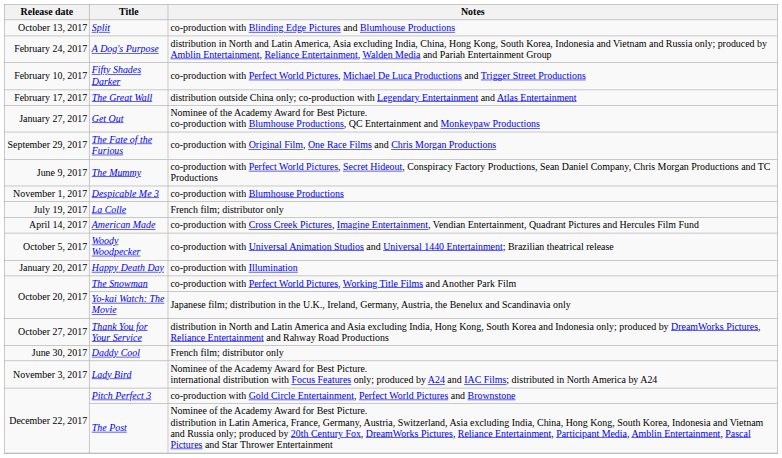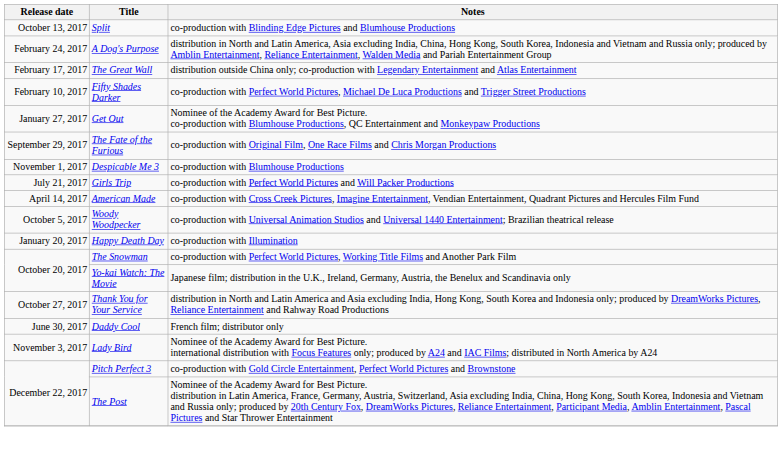rows swapped: (116, 76) <-> (122, 97)
- row: (116, 172)
- row: (109, 209)
+ row: (111, 182)
